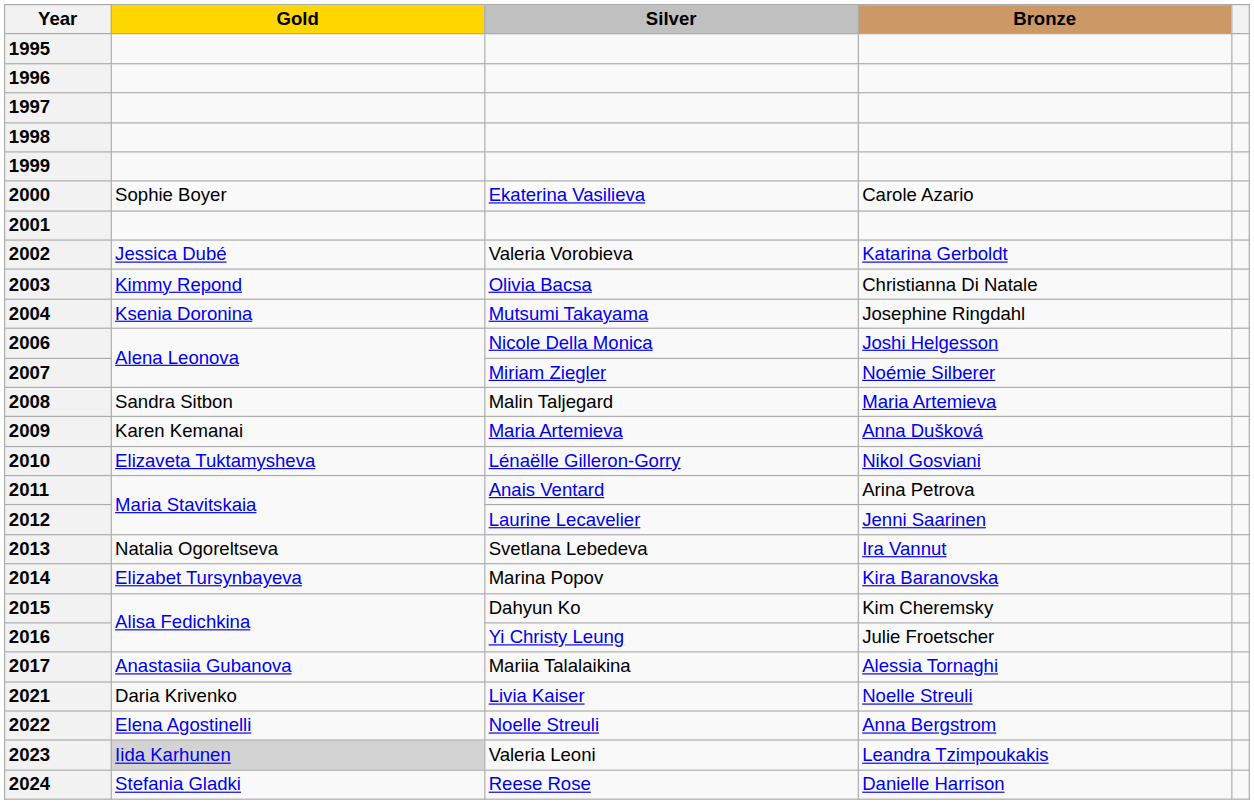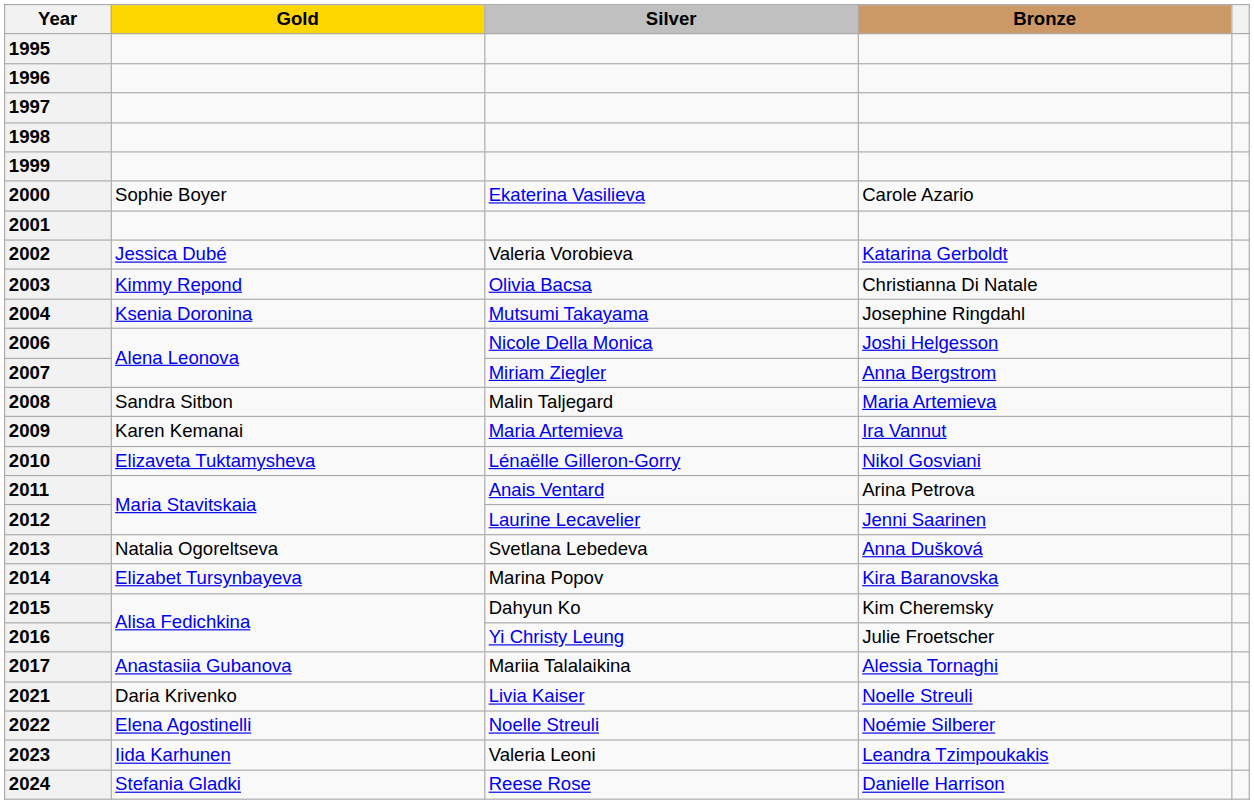(929, 372) Noémie Silberer -> (929, 372) Anna Bergstrom
(923, 431) Anna Dušková -> (904, 431) Ira Vannut
(904, 549) Ira Vannut -> (923, 549) Anna Dušková
(929, 725) Anna Bergstrom -> (929, 725) Noémie Silberer
(173, 755) lightgrey background -> (173, 755) no background
